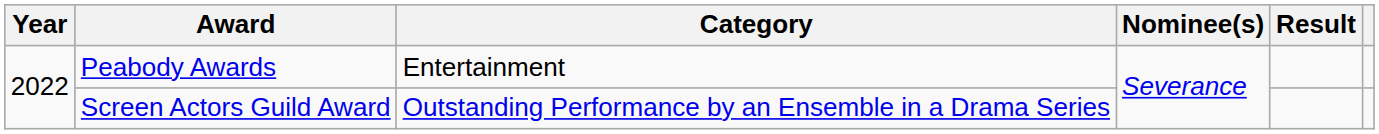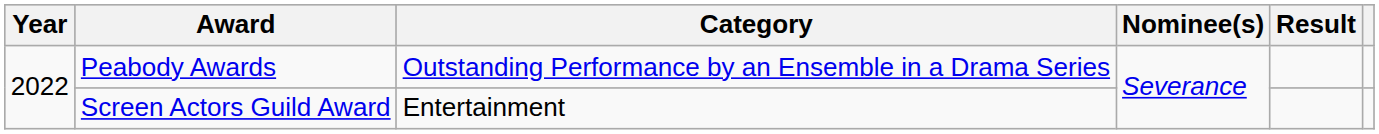(484, 66) Entertainment -> (756, 66) Outstanding Performance by an Ensemble in a Drama Series
(756, 107) Outstanding Performance by an Ensemble in a Drama Series -> (484, 107) Entertainment
